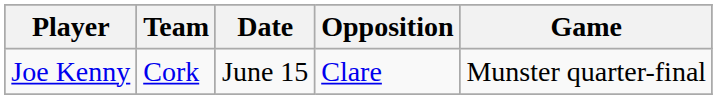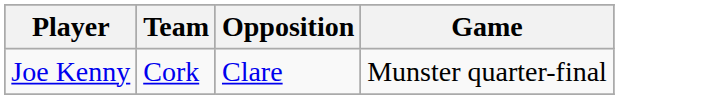- column: (265, 26)
